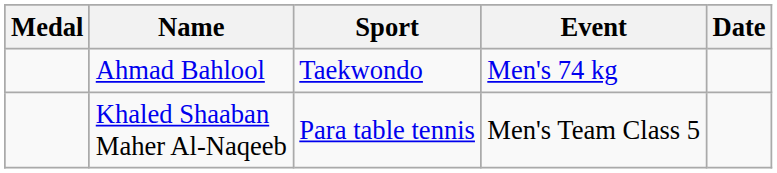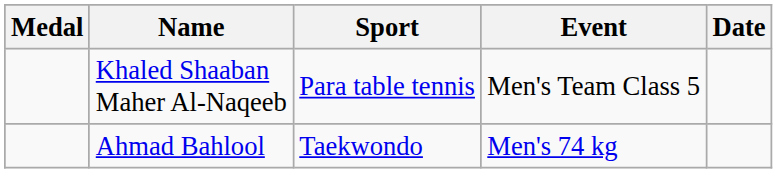rows swapped: (180, 70) <-> (191, 130)
